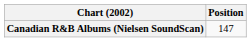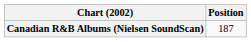(226, 28) 147 -> (226, 28) 187
